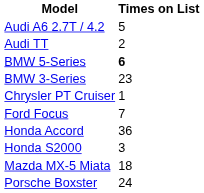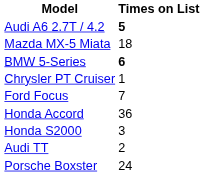(122, 26) normal -> (122, 26) bold
rows swapped: (26, 44) <-> (57, 166)
- row: (45, 79)
